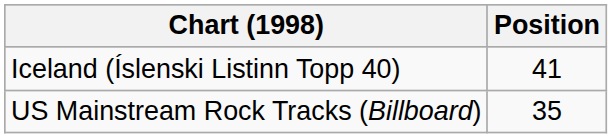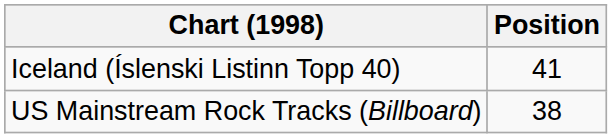(547, 111) 35 -> (547, 111) 38
